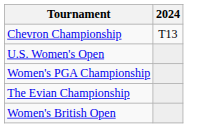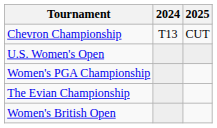+ column: (198, 14)
